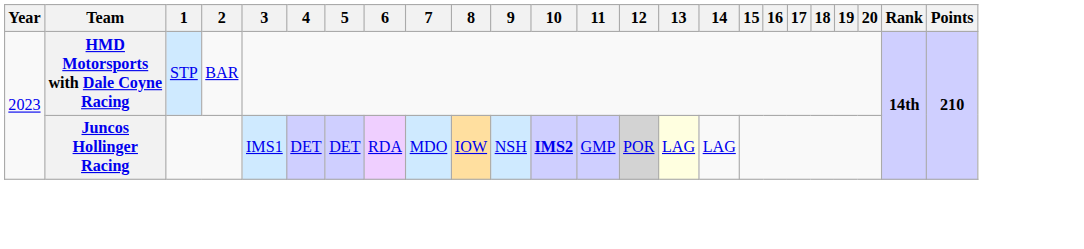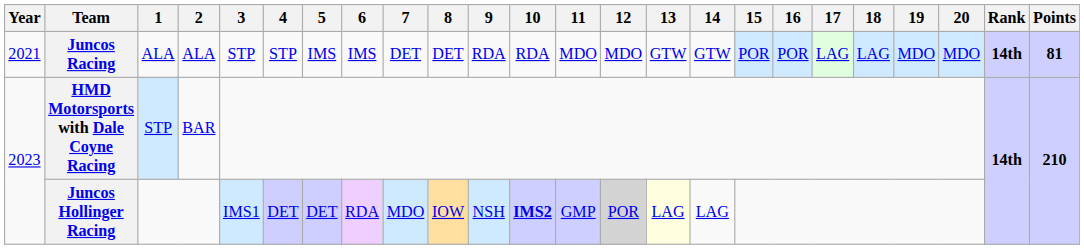+ row: (91, 54)
